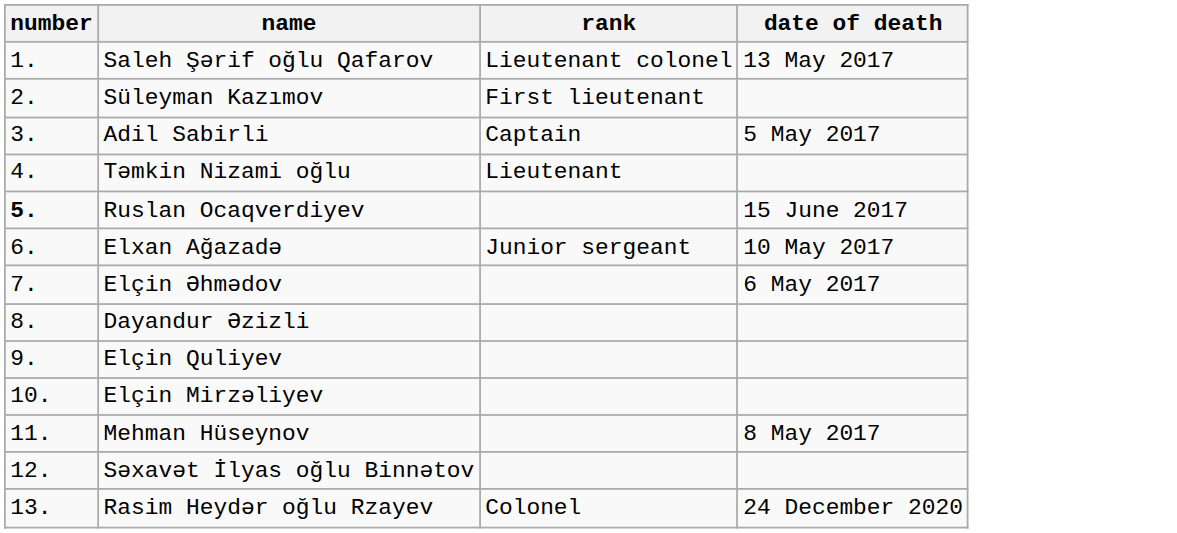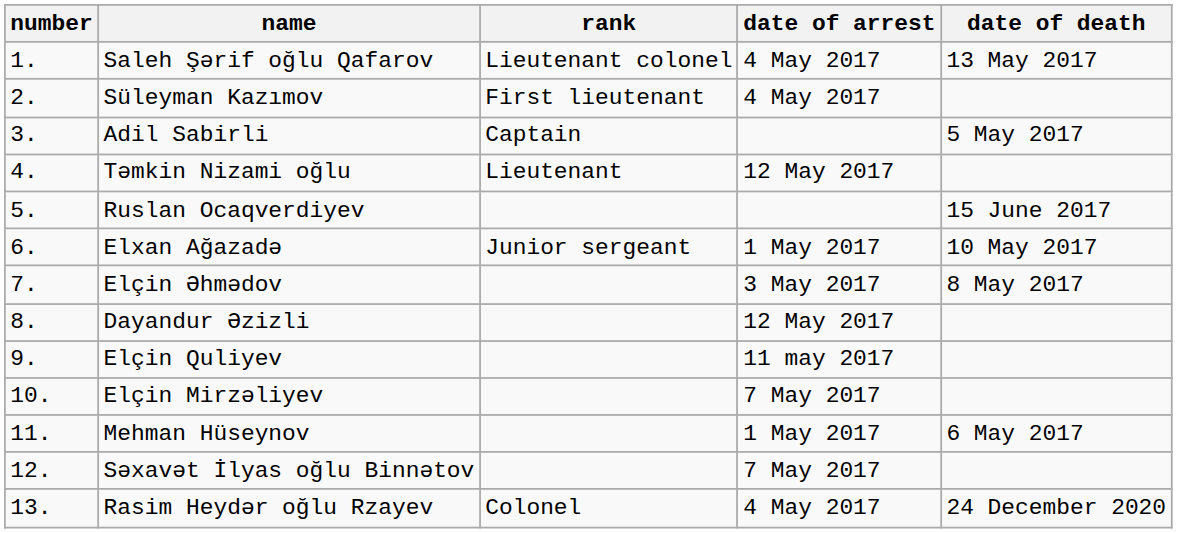+ column: (839, 24)
(52, 210) bold -> (52, 210) normal
(853, 285) 6 May 2017 -> (1056, 285) 8 May 2017
(853, 434) 8 May 2017 -> (1056, 434) 6 May 2017
